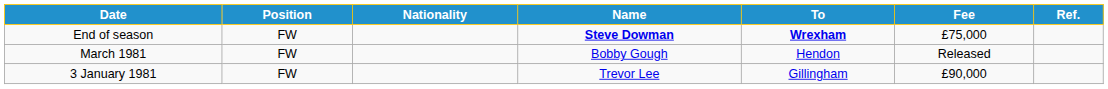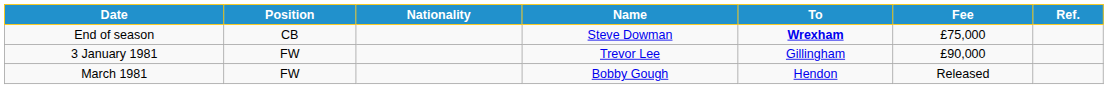(287, 35) FW -> (290, 35) CB
(629, 35) bold -> (630, 35) normal
rows swapped: (113, 74) <-> (113, 54)
